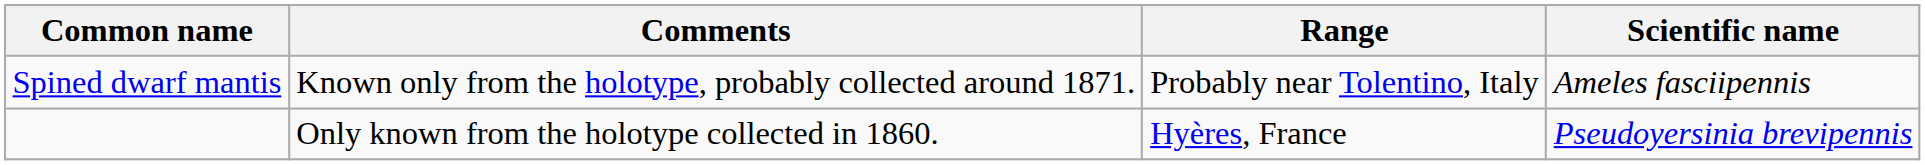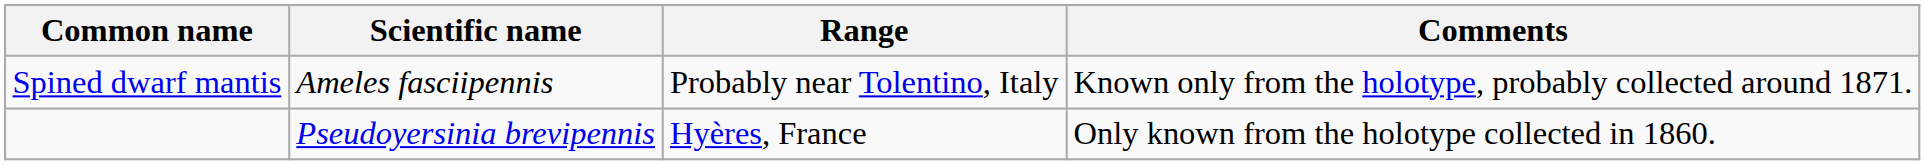columns swapped: (1733, 30) <-> (716, 30)
